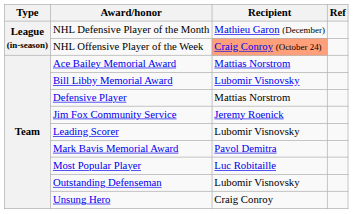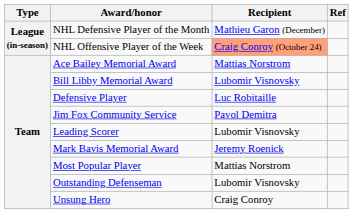(252, 98) Mattias Norstrom -> (245, 98) Luc Robitaille
(249, 115) Jeremy Roenick -> (245, 115) Pavol Demitra
(245, 149) Pavol Demitra -> (249, 149) Jeremy Roenick
(245, 166) Luc Robitaille -> (252, 166) Mattias Norstrom
